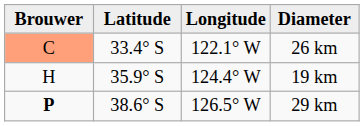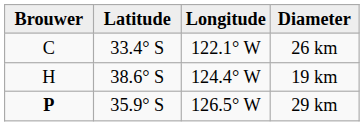(49, 47) lightsalmon background -> (49, 47) no background
(137, 76) 35.9° S -> (137, 76) 38.6° S
(137, 105) 38.6° S -> (137, 105) 35.9° S
